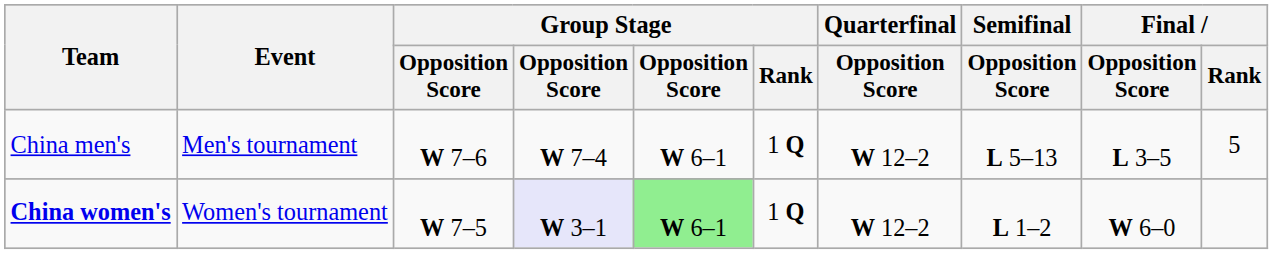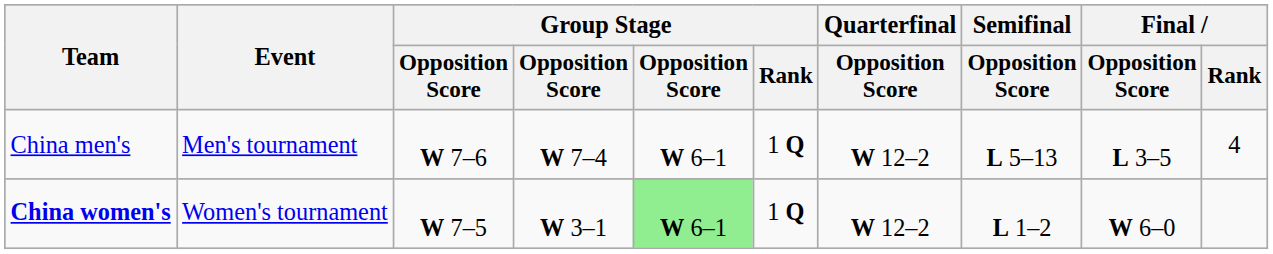(1234, 144) 5 -> (1234, 144) 4
(573, 227) lavender background -> (573, 227) no background
